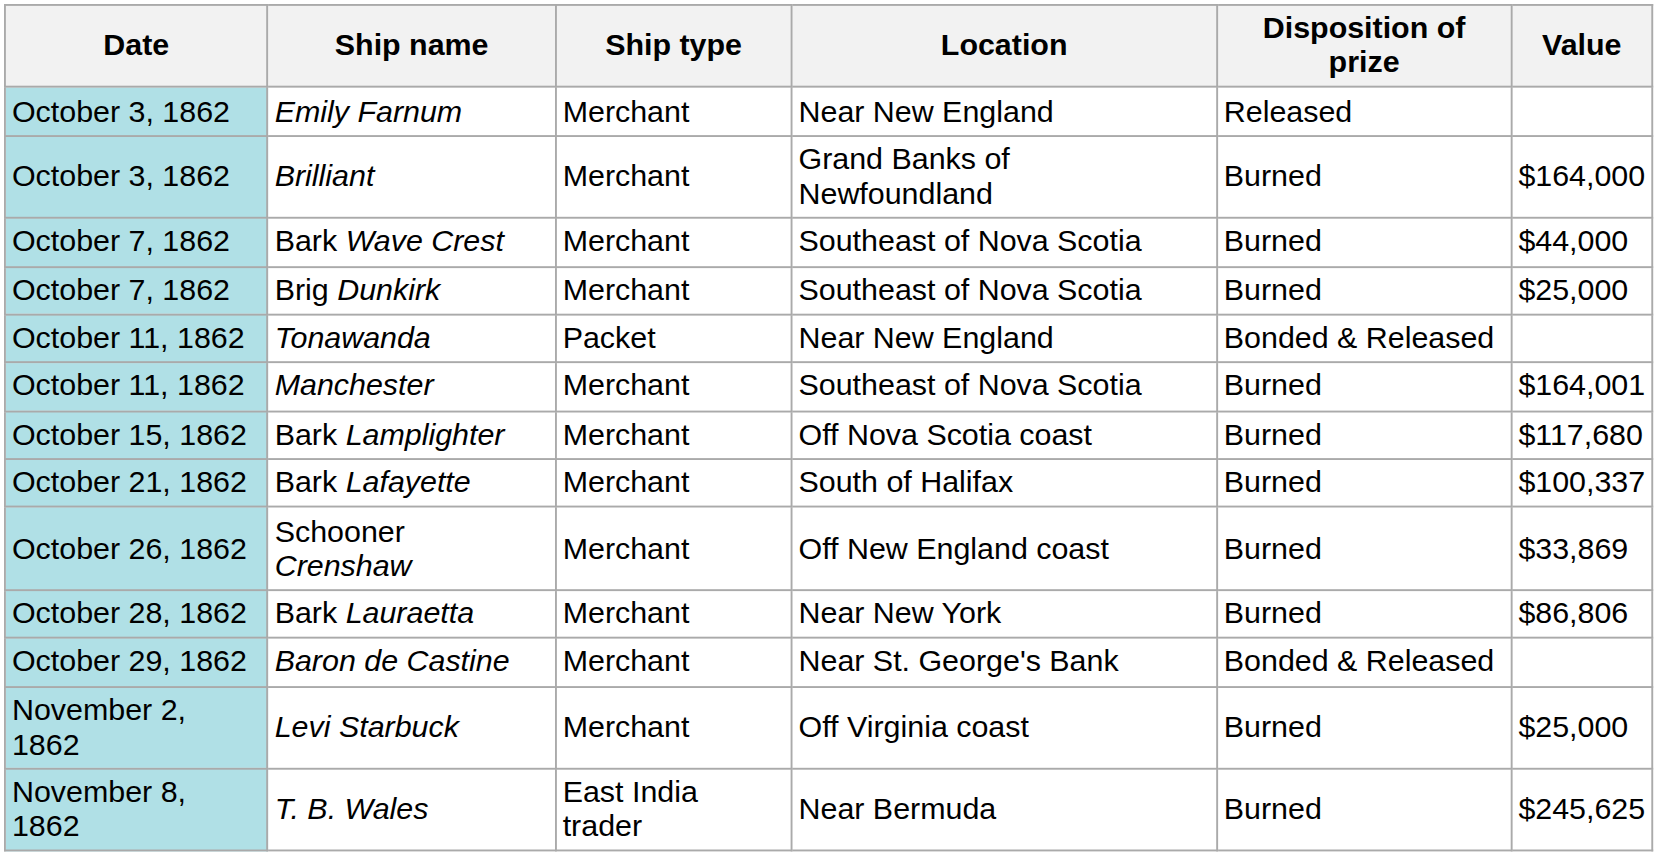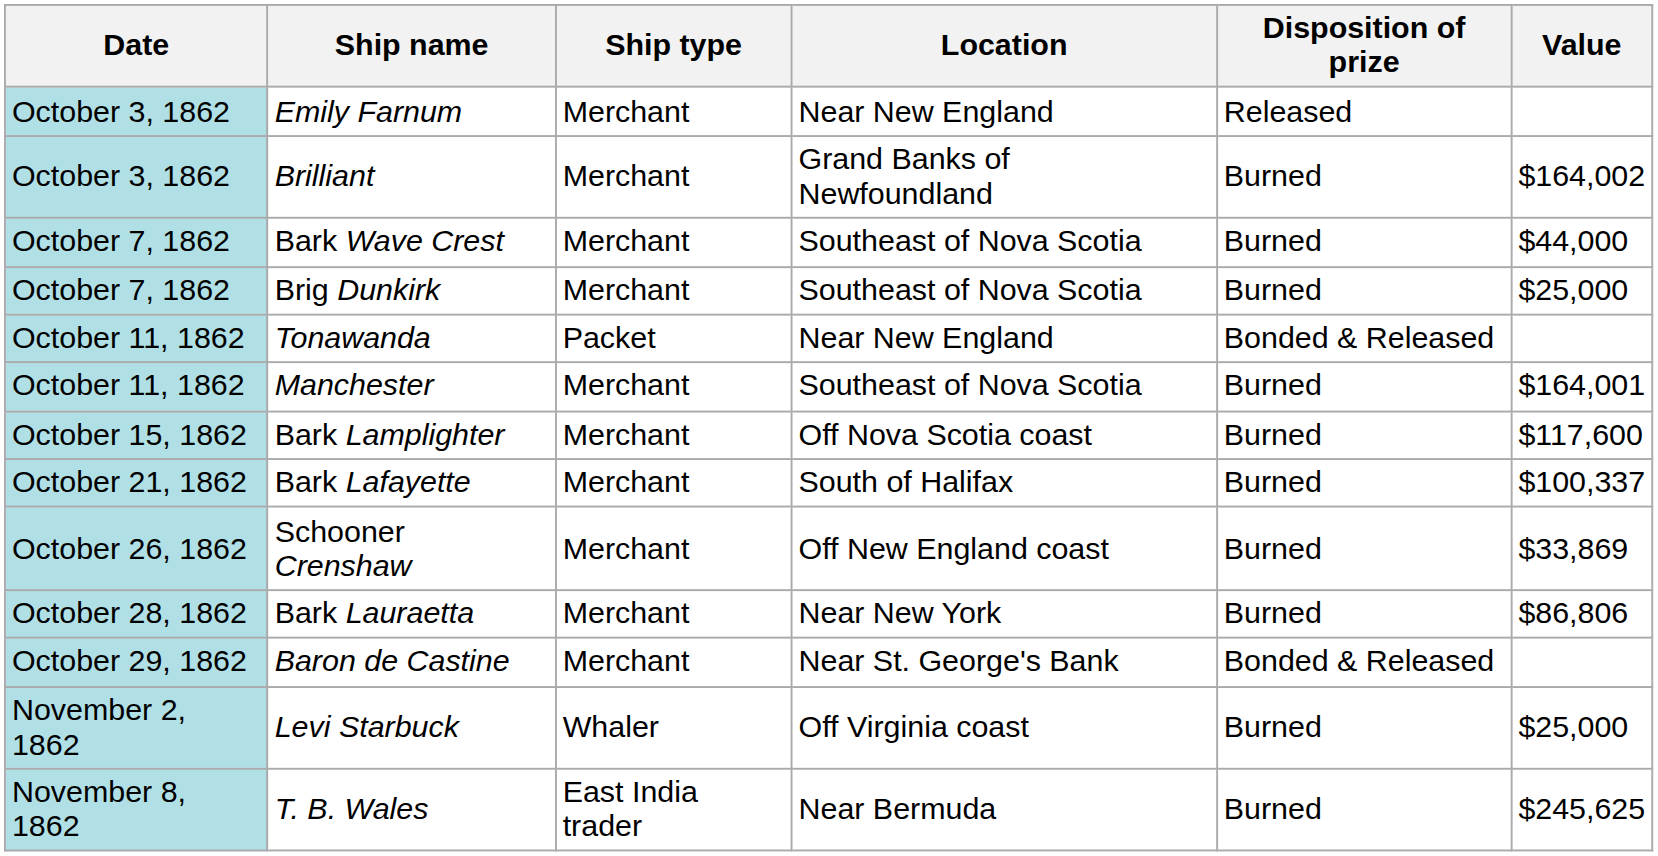(1582, 176) $164,000 -> (1582, 176) $164,002
(1581, 434) $117,680 -> (1581, 434) $117,600
(626, 726) Merchant -> (611, 726) Whaler
